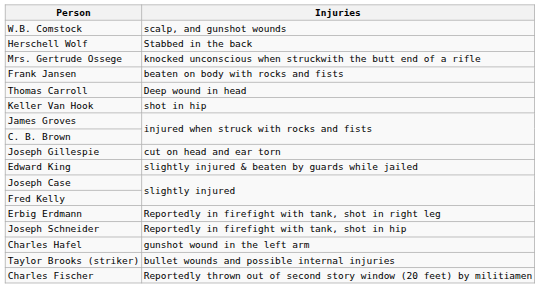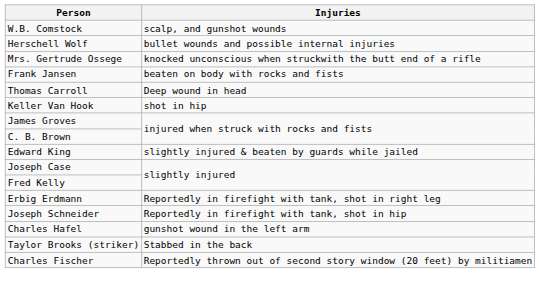(198, 44) Stabbed in the back -> (269, 44) bullet wounds and possible internal injuries
- row: (53, 152)
(269, 260) bullet wounds and possible internal injuries -> (198, 245) Stabbed in the back
